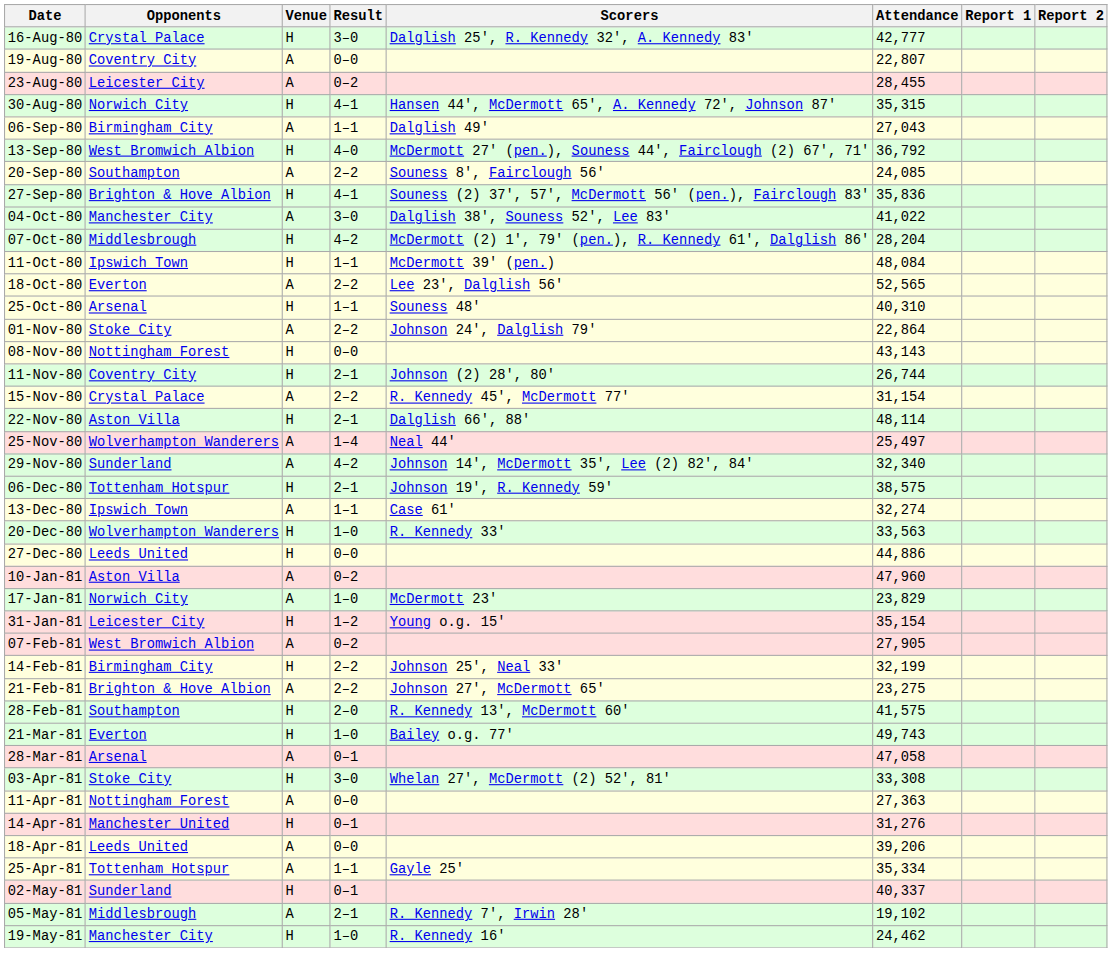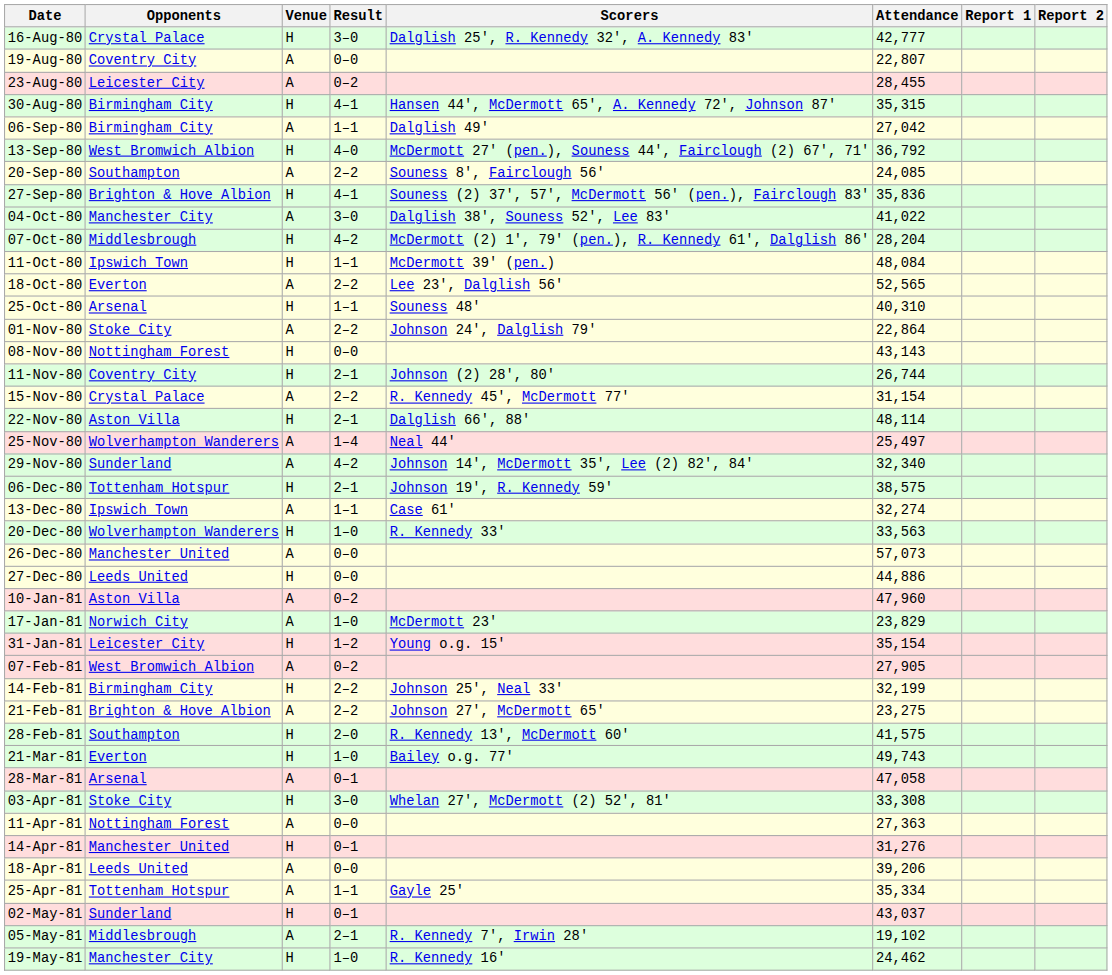(138, 106) Norwich City -> (151, 106) Birmingham City
(901, 128) 27,043 -> (901, 128) 27,042
+ row: (45, 555)
(901, 892) 40,337 -> (901, 914) 43,037
